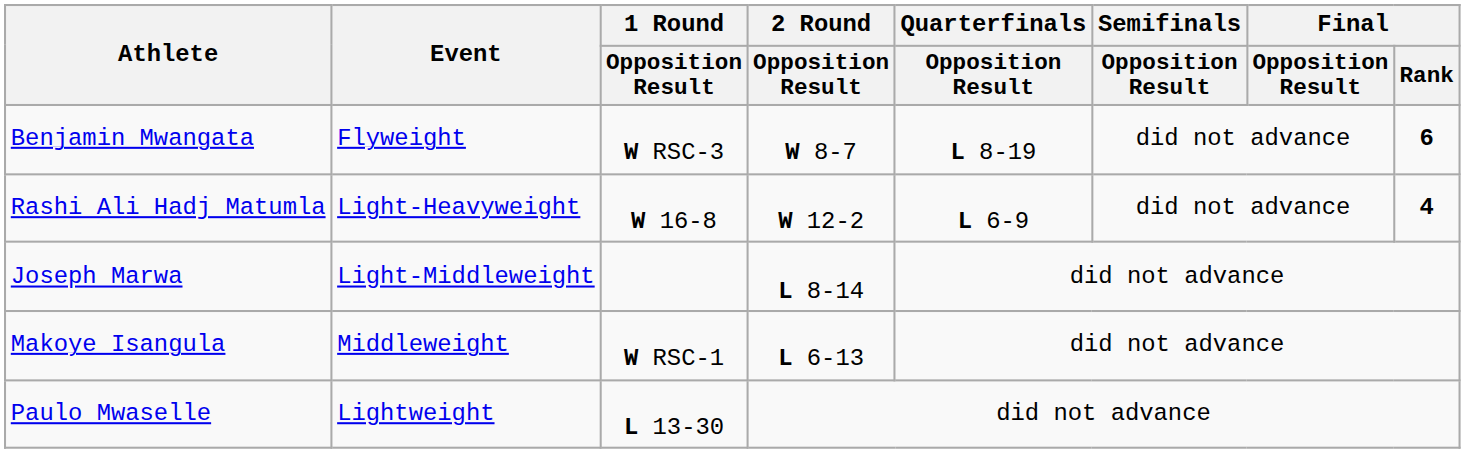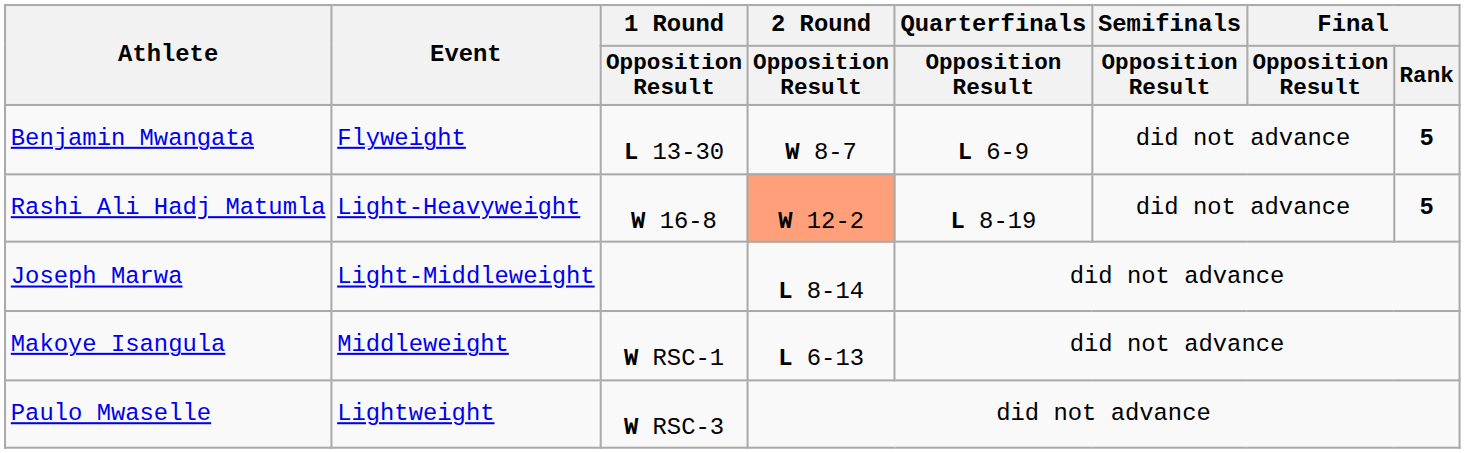(674, 153) W RSC-3 -> (674, 153) L 13-30
(993, 153) L 8-19 -> (993, 153) L 6-9
(1427, 139) 6 -> (1427, 139) 5
(821, 222) no background -> (821, 222) lightsalmon background
(993, 222) L 6-9 -> (993, 222) L 8-19
(1427, 208) 4 -> (1427, 208) 5
(674, 428) L 13-30 -> (674, 428) W RSC-3
